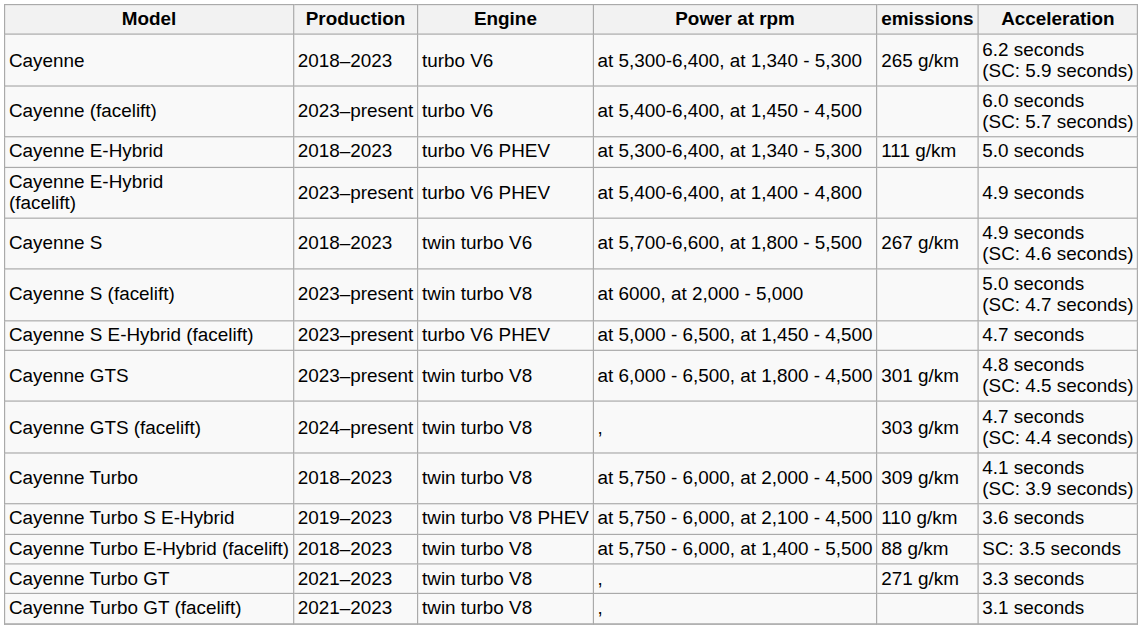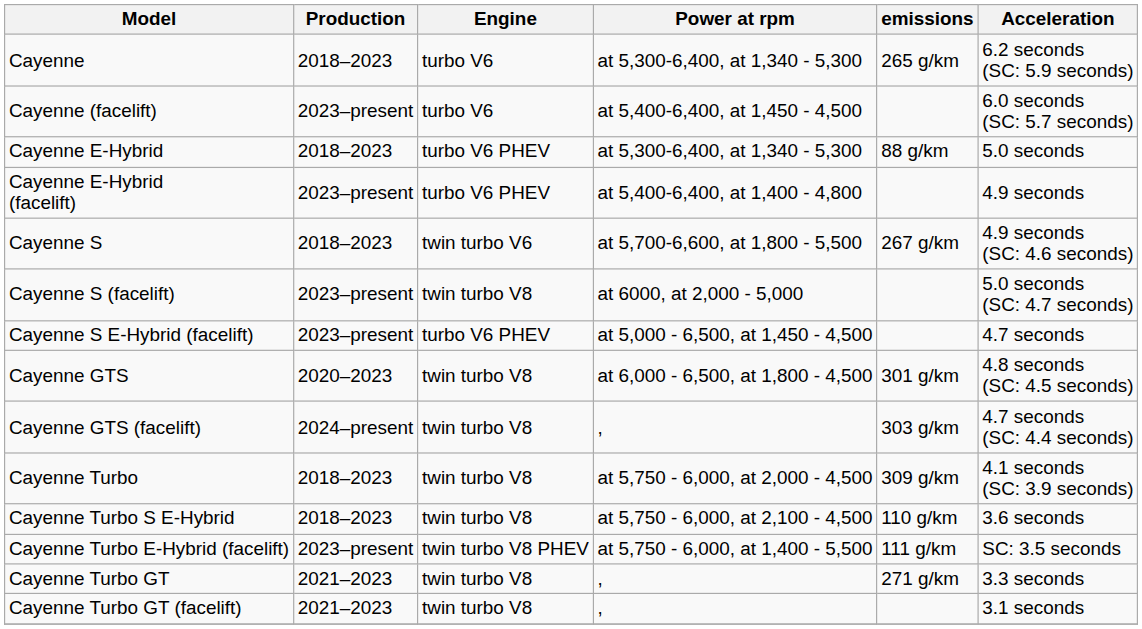(919, 151) 111 g/km -> (915, 151) 88 g/km
(356, 375) 2023–present -> (345, 375) 2020–2023
(345, 518) 2019–2023 -> (345, 518) 2018–2023
(505, 518) twin turbo V8 PHEV -> (477, 518) twin turbo V8
(345, 548) 2018–2023 -> (356, 548) 2023–present
(477, 548) twin turbo V8 -> (505, 548) twin turbo V8 PHEV
(915, 548) 88 g/km -> (919, 548) 111 g/km
